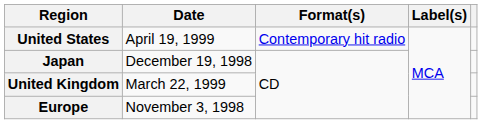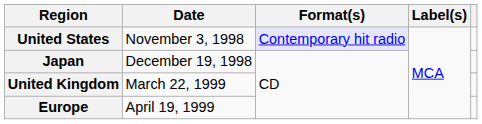(170, 38) April 19, 1999 -> (185, 38) November 3, 1998
(332, 38) no background -> (332, 38) lavender background
(185, 107) November 3, 1998 -> (170, 107) April 19, 1999
